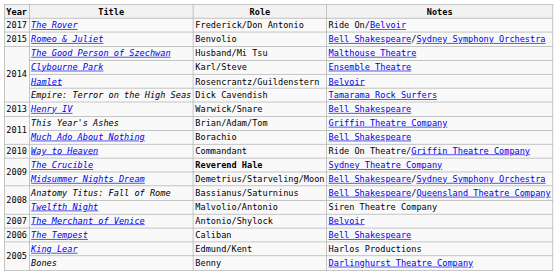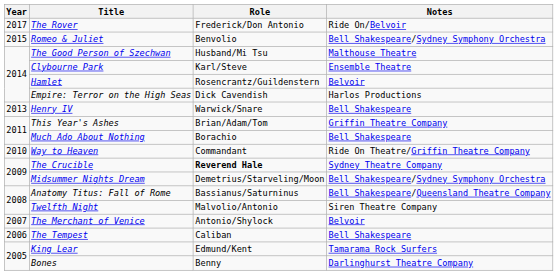(383, 95) Tamarama Rock Surfers -> (375, 95) Harlos Productions
(375, 249) Harlos Productions -> (383, 249) Tamarama Rock Surfers
